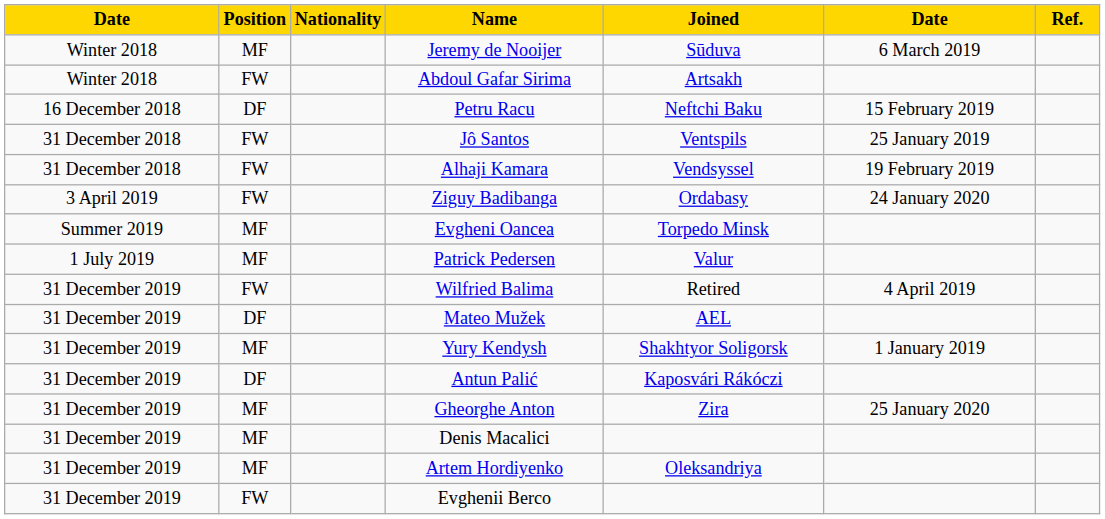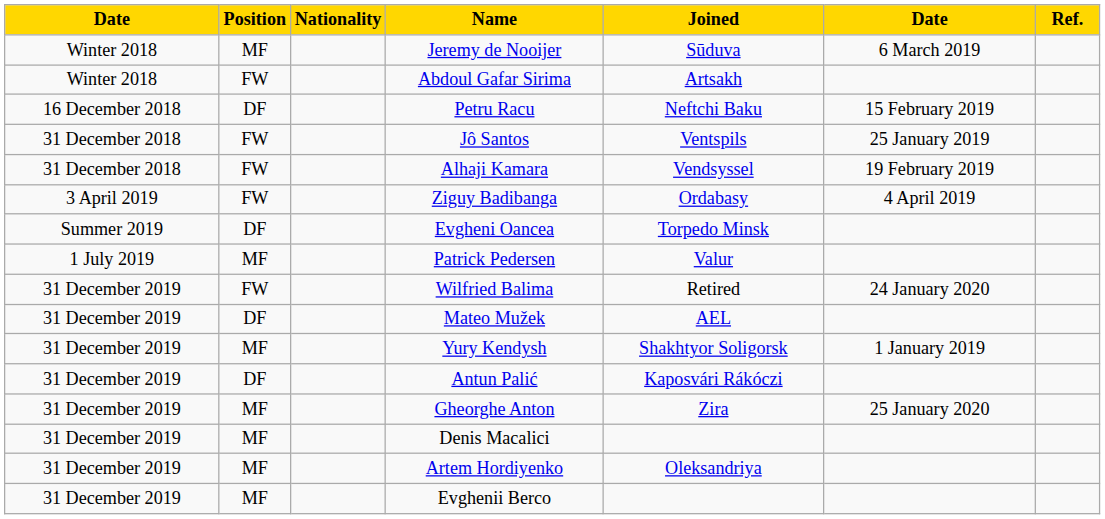(930, 199) 24 January 2020 -> (930, 199) 4 April 2019
(255, 229) MF -> (255, 229) DF
(930, 289) 4 April 2019 -> (930, 289) 24 January 2020
(255, 498) FW -> (255, 498) MF
